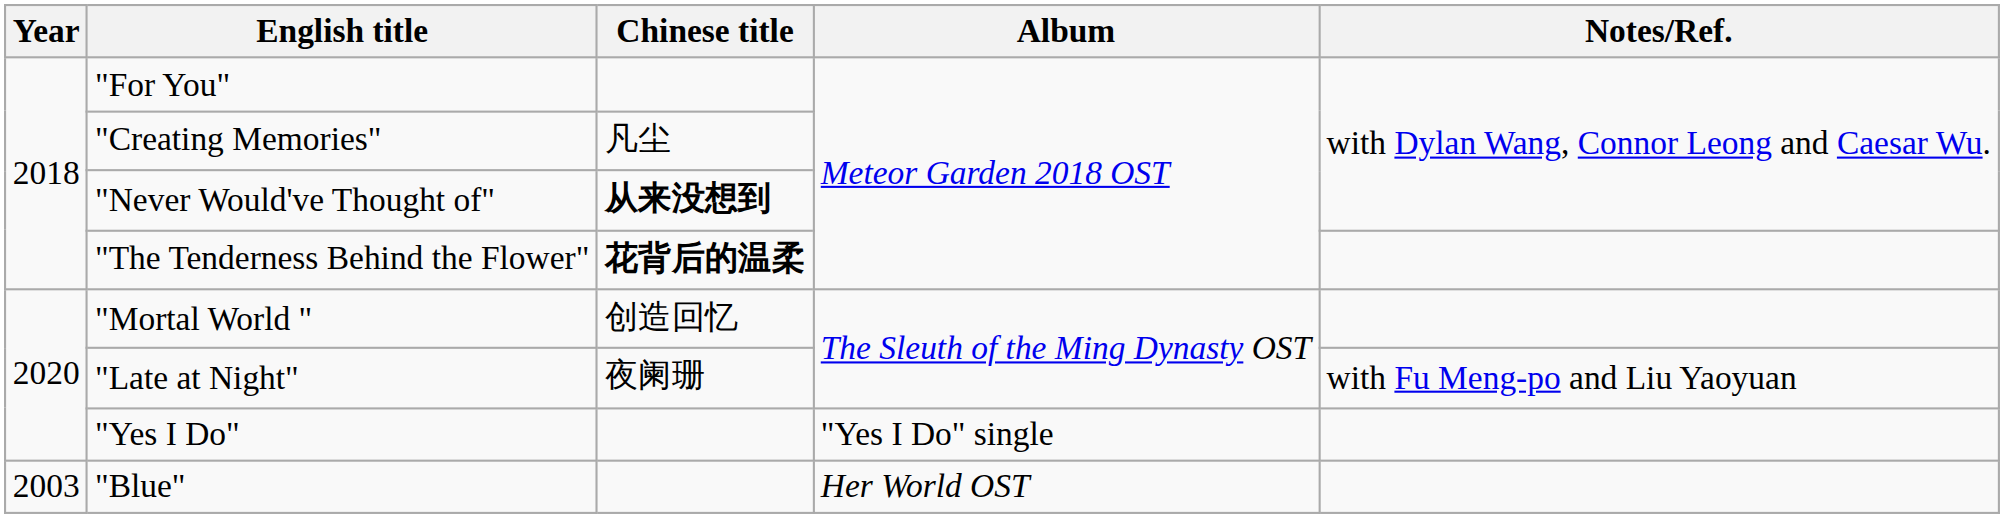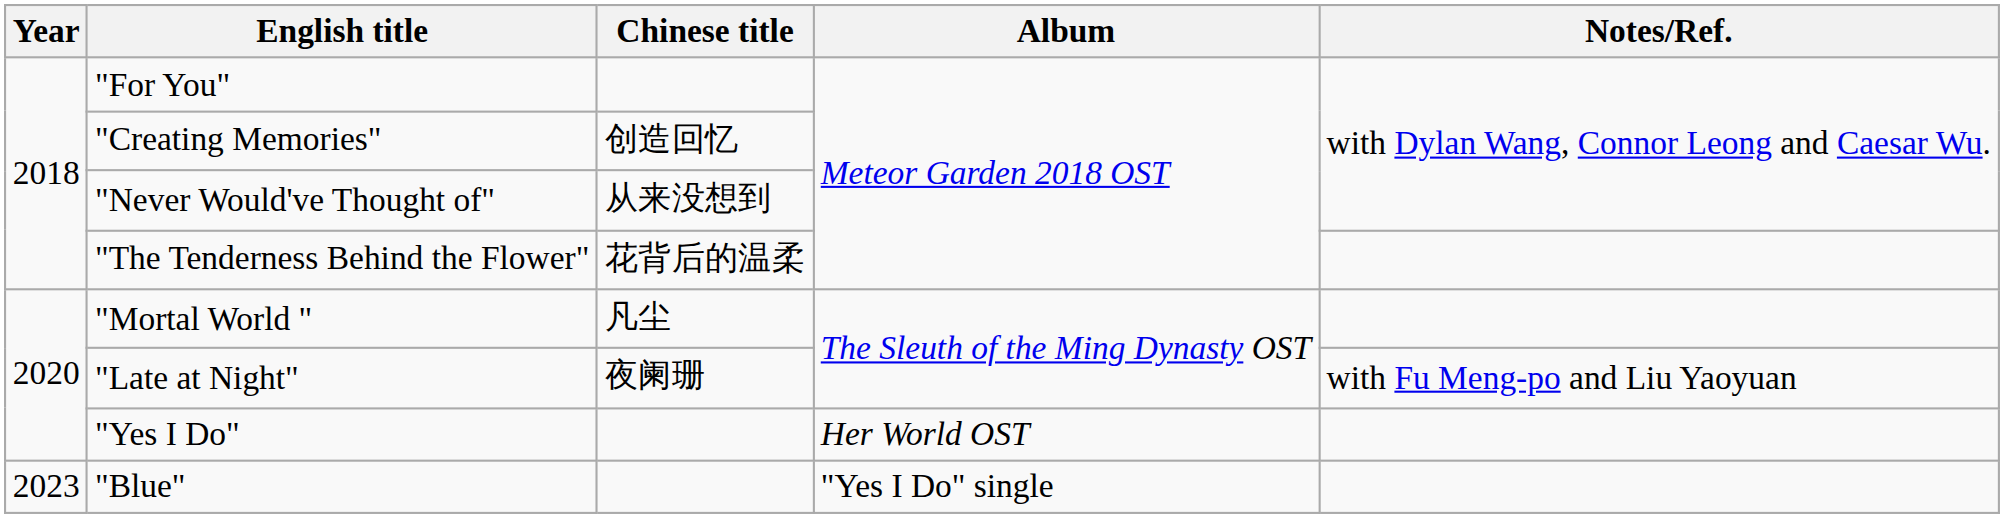(638, 139) 凡尘 -> (672, 139) 创造回忆
(688, 198) bold -> (688, 198) normal
(705, 257) bold -> (705, 257) normal
(672, 317) 创造回忆 -> (638, 317) 凡尘
(937, 433) "Yes I Do" single -> (925, 433) Her World OST
(46, 486) 2003 -> (46, 486) 2023
(925, 486) Her World OST -> (937, 486) "Yes I Do" single
